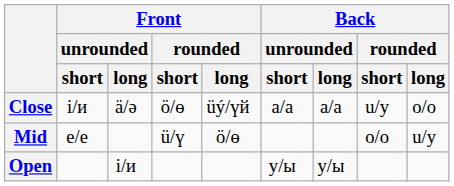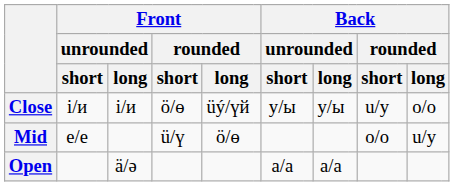(126, 107) ä/ә -> (126, 107) i/и
(282, 107) a/а -> (282, 107) y/ы
(331, 107) a/а -> (331, 107) y/ы
(126, 166) i/и -> (126, 166) ä/ә
(282, 166) y/ы -> (282, 166) a/а
(331, 166) y/ы -> (331, 166) a/а
